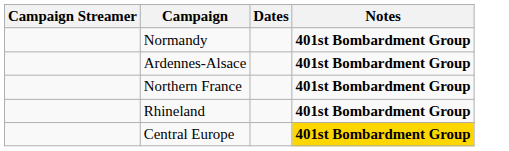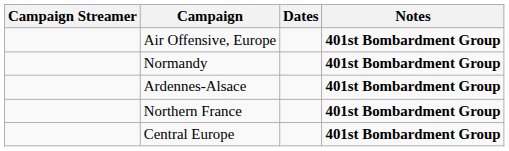+ row: (210, 39)
- row: (174, 110)
(383, 134) gold background -> (413, 134) no background
